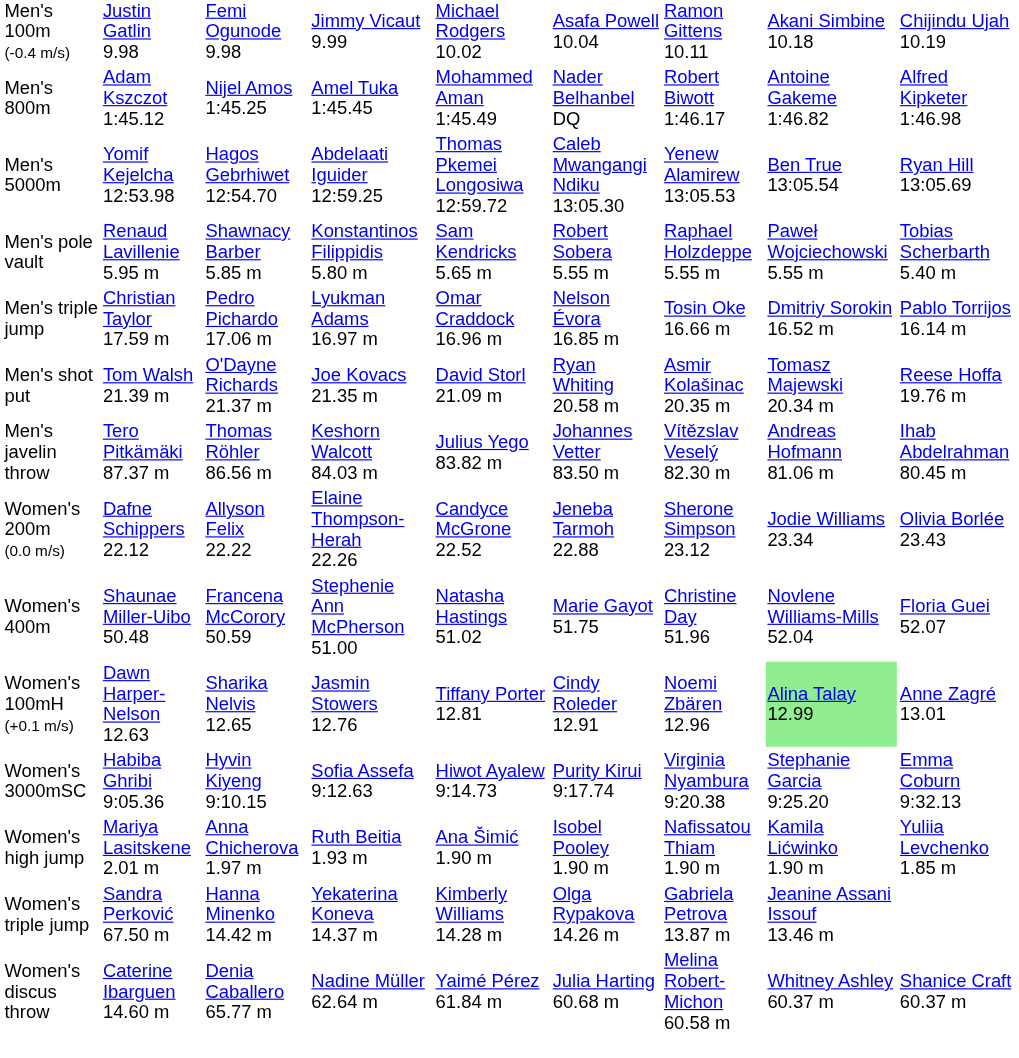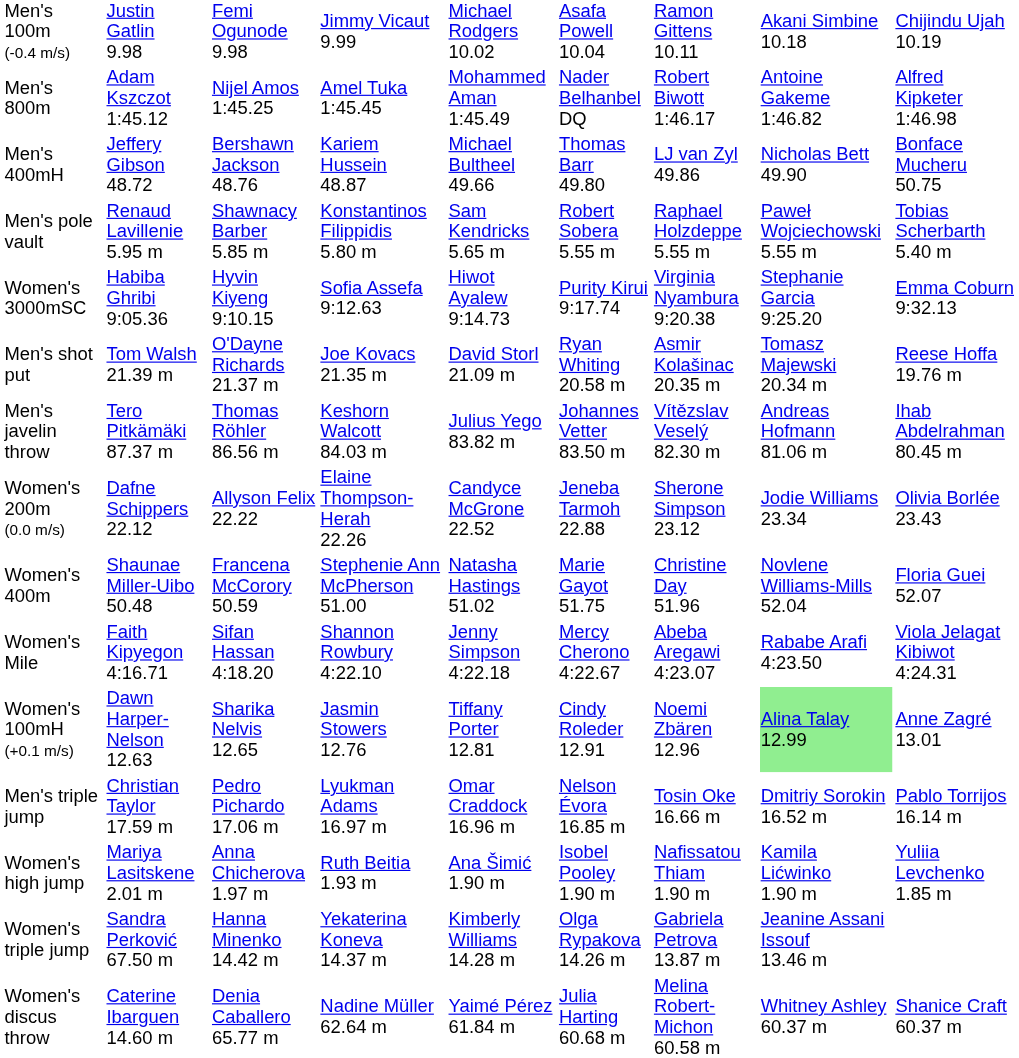- row: (33, 175)
+ row: (34, 164)
rows swapped: (51, 318) <-> (45, 781)
+ row: (42, 652)
